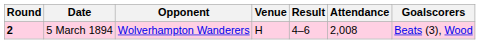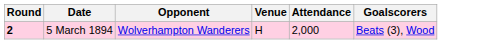- column: (308, 13)
(344, 30) 2,008 -> (305, 30) 2,000
